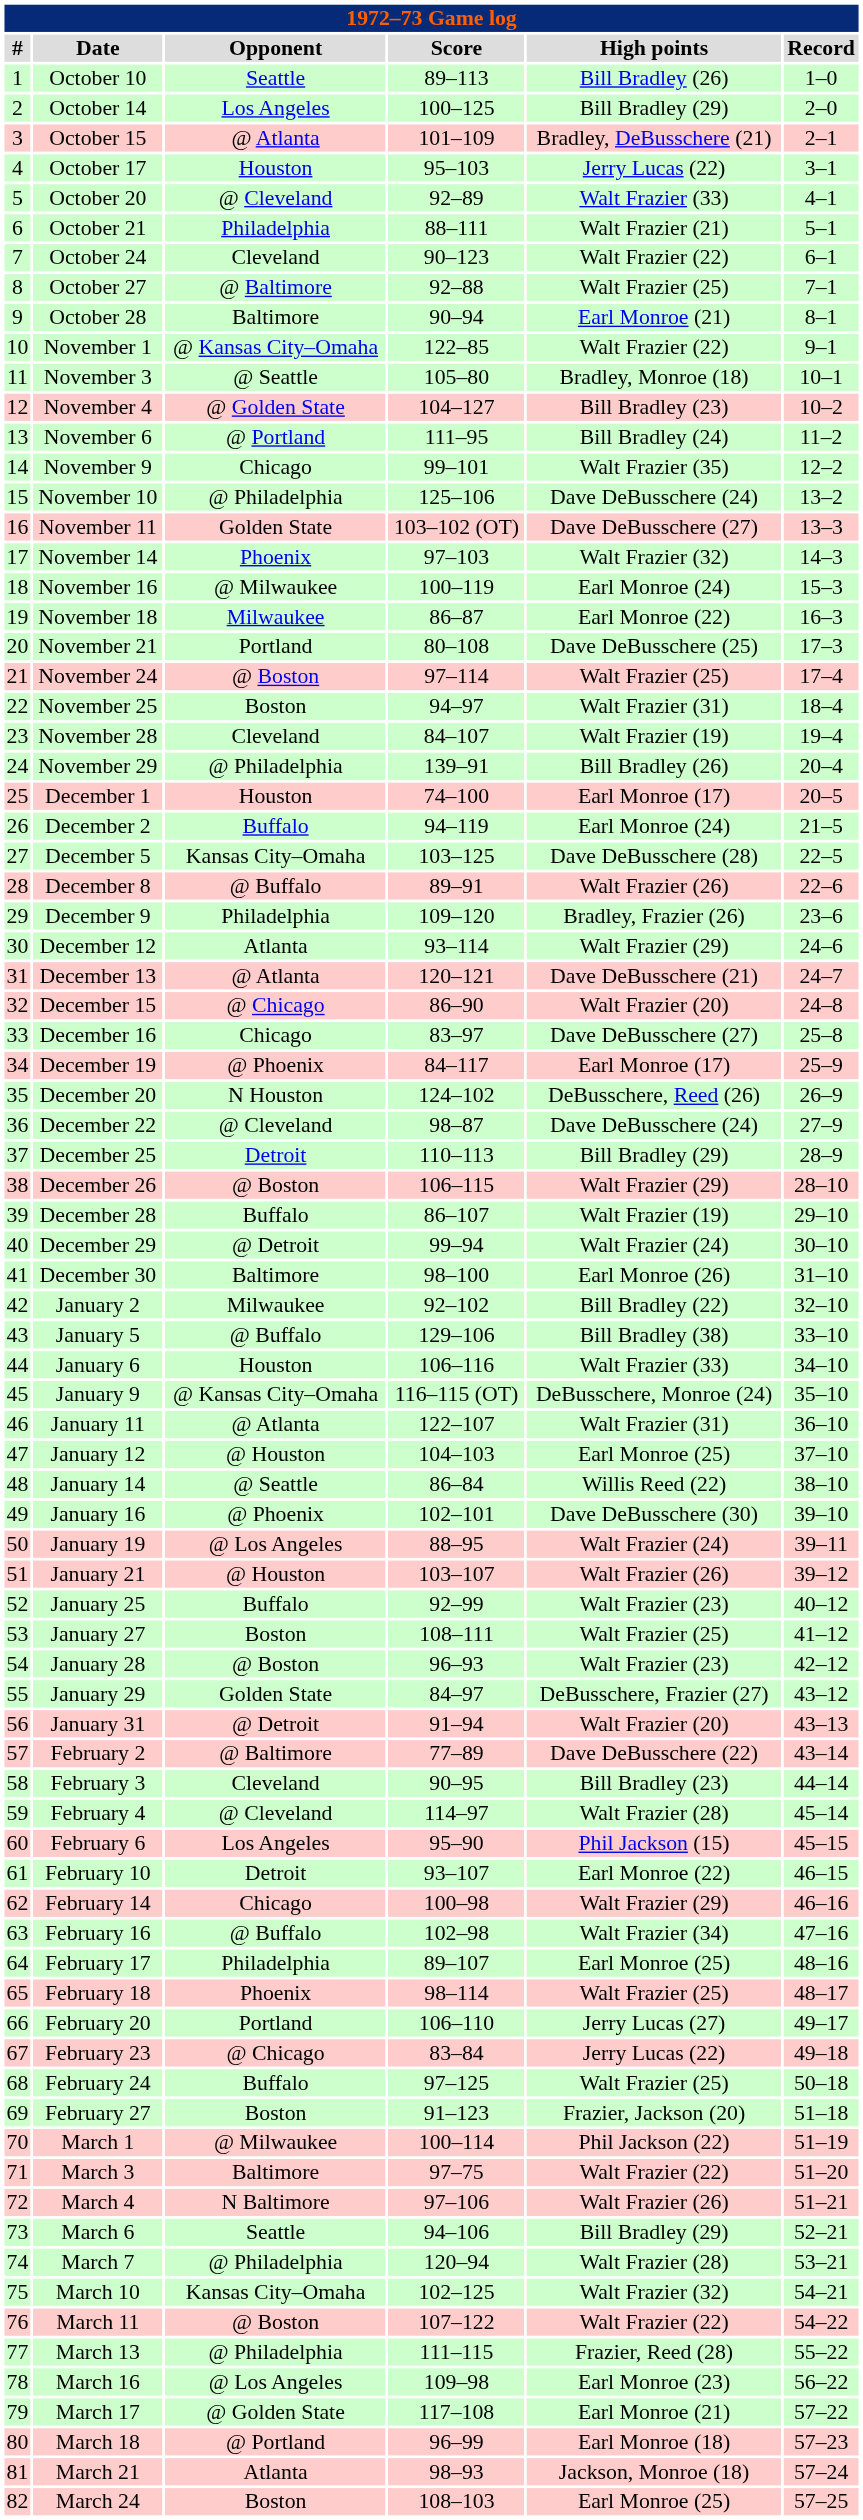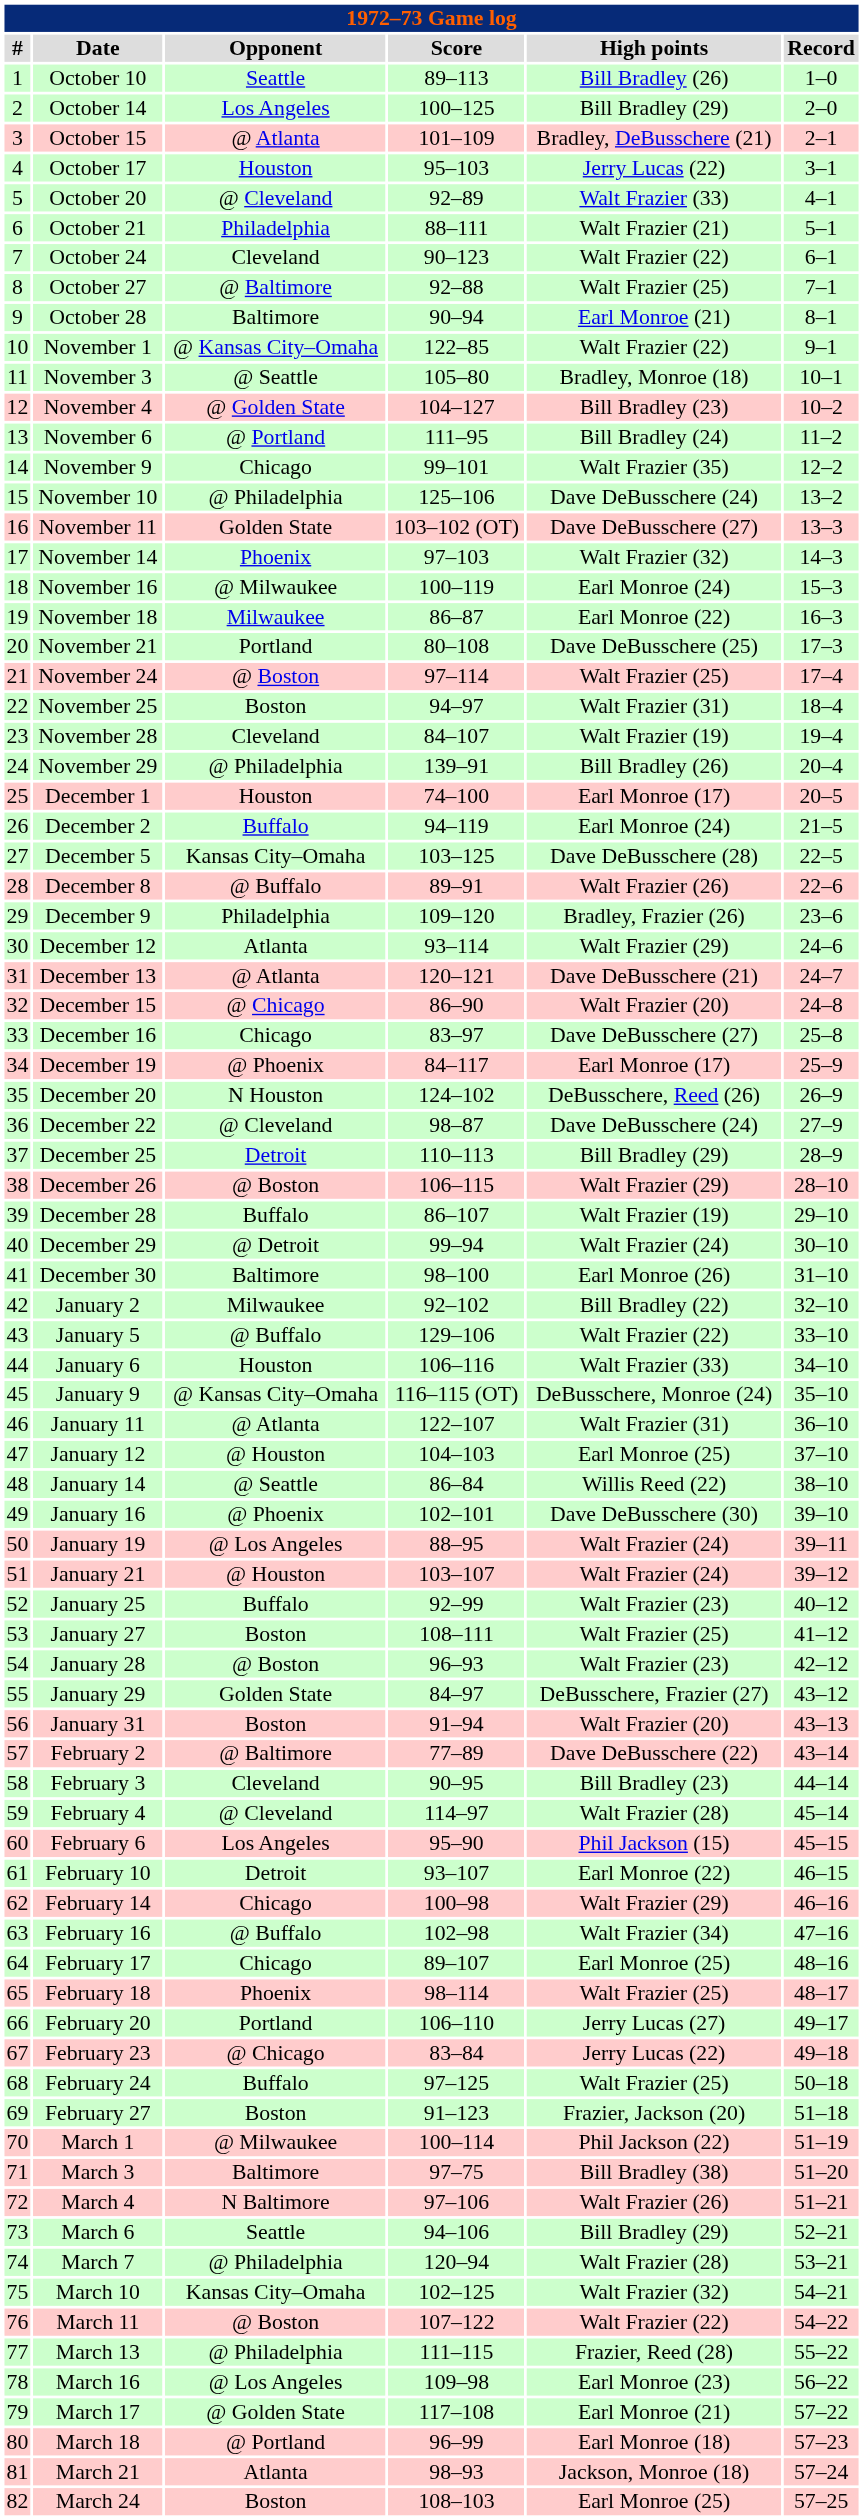(654, 1334) Bill Bradley (38) -> (654, 1334) Walt Frazier (22)
(654, 1573) Walt Frazier (26) -> (654, 1573) Walt Frazier (24)
(276, 1723) @ Detroit -> (276, 1723) Boston
(276, 1962) Philadelphia -> (276, 1962) Chicago
(654, 2172) Walt Frazier (22) -> (654, 2172) Bill Bradley (38)
